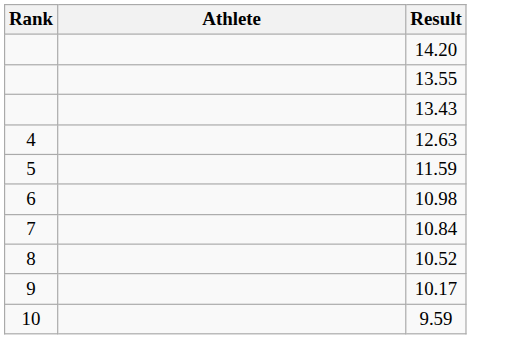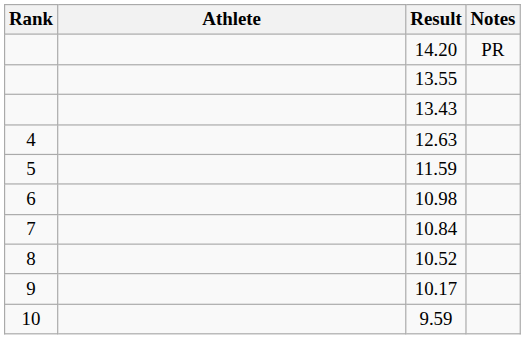+ column: (493, 19)
